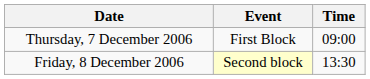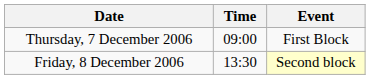columns swapped: (339, 16) <-> (263, 16)
